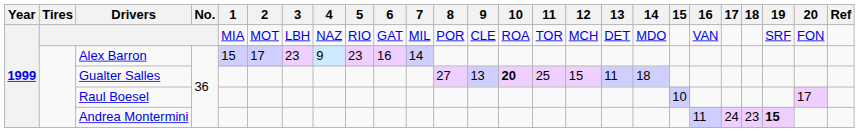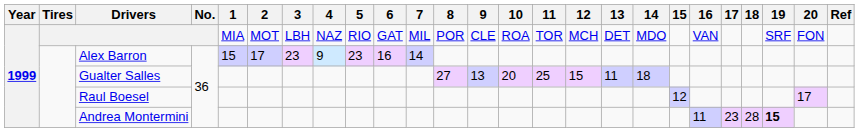(509, 76) bold -> (509, 76) normal
(680, 96) 10 -> (680, 96) 12
(732, 117) 24 -> (732, 117) 23
(752, 117) 23 -> (752, 117) 28
